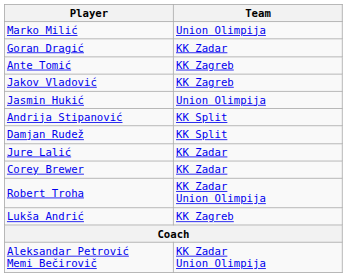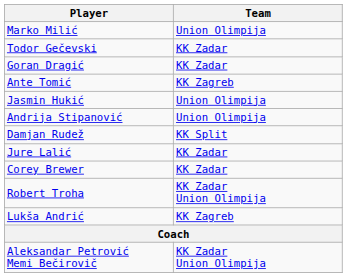+ row: (52, 48)
- row: (52, 83)
(202, 117) KK Split -> (221, 117) Union Olimpija
